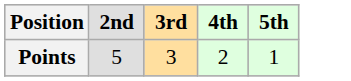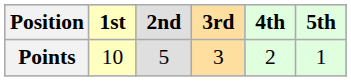+ column: (113, 21)
